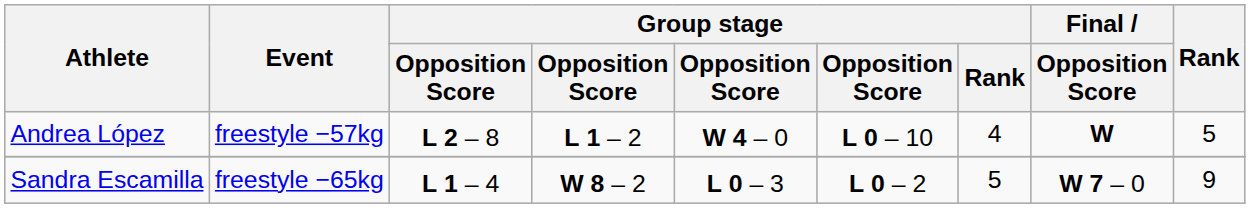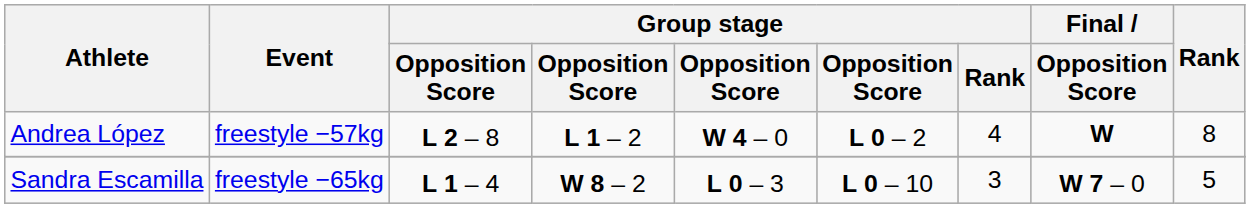(888, 137) L 0 – 10 -> (888, 137) L 0 – 2
(1209, 134) 5 -> (1209, 134) 8
(888, 183) L 0 – 2 -> (888, 183) L 0 – 10
(995, 180) 5 -> (995, 180) 3
(1209, 180) 9 -> (1209, 180) 5
